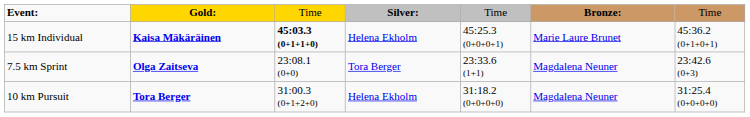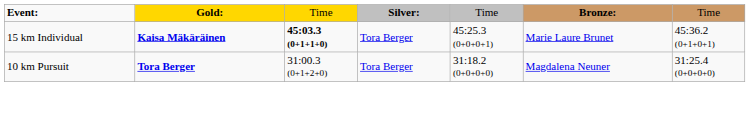(382, 36) Helena Ekholm -> (386, 36) Tora Berger
- row: (37, 66)
(382, 96) Helena Ekholm -> (386, 66) Tora Berger
